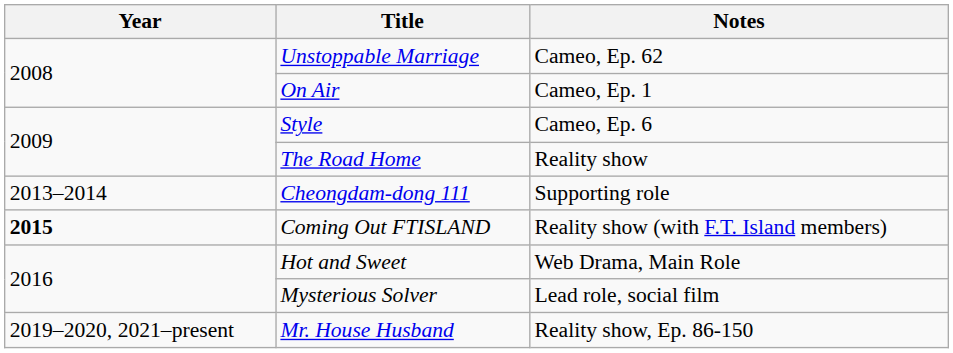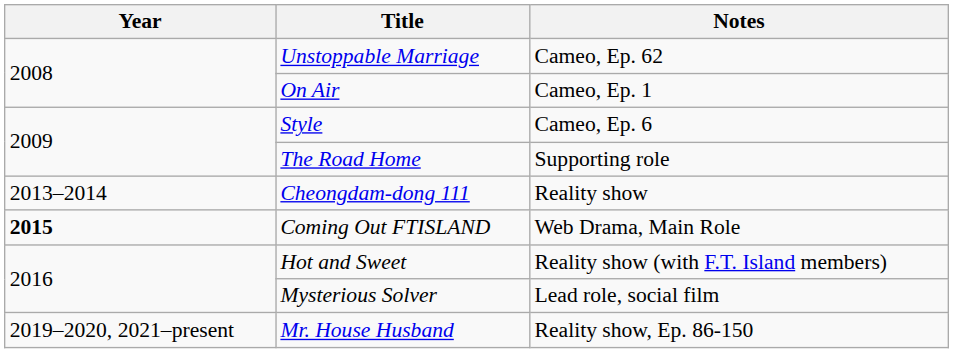(591, 158) Reality show -> (602, 158) Supporting role
(602, 192) Supporting role -> (591, 192) Reality show
(711, 227) Reality show (with F.T. Island members) -> (637, 227) Web Drama, Main Role
(637, 261) Web Drama, Main Role -> (711, 261) Reality show (with F.T. Island members)
